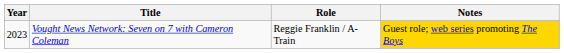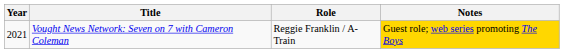(17, 34) 2023 -> (17, 34) 2021
